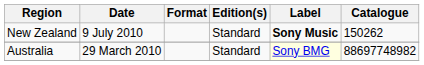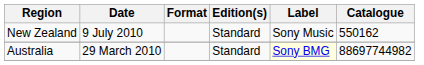(305, 32) bold -> (303, 32) normal
(363, 32) 150262 -> (359, 32) 550162
(380, 51) 88697748982 -> (375, 51) 88697744982
